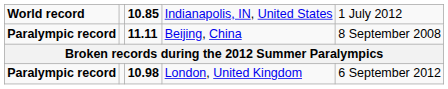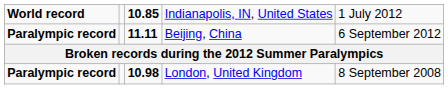(390, 34) 8 September 2008 -> (390, 34) 6 September 2012
(390, 73) 6 September 2012 -> (390, 73) 8 September 2008
